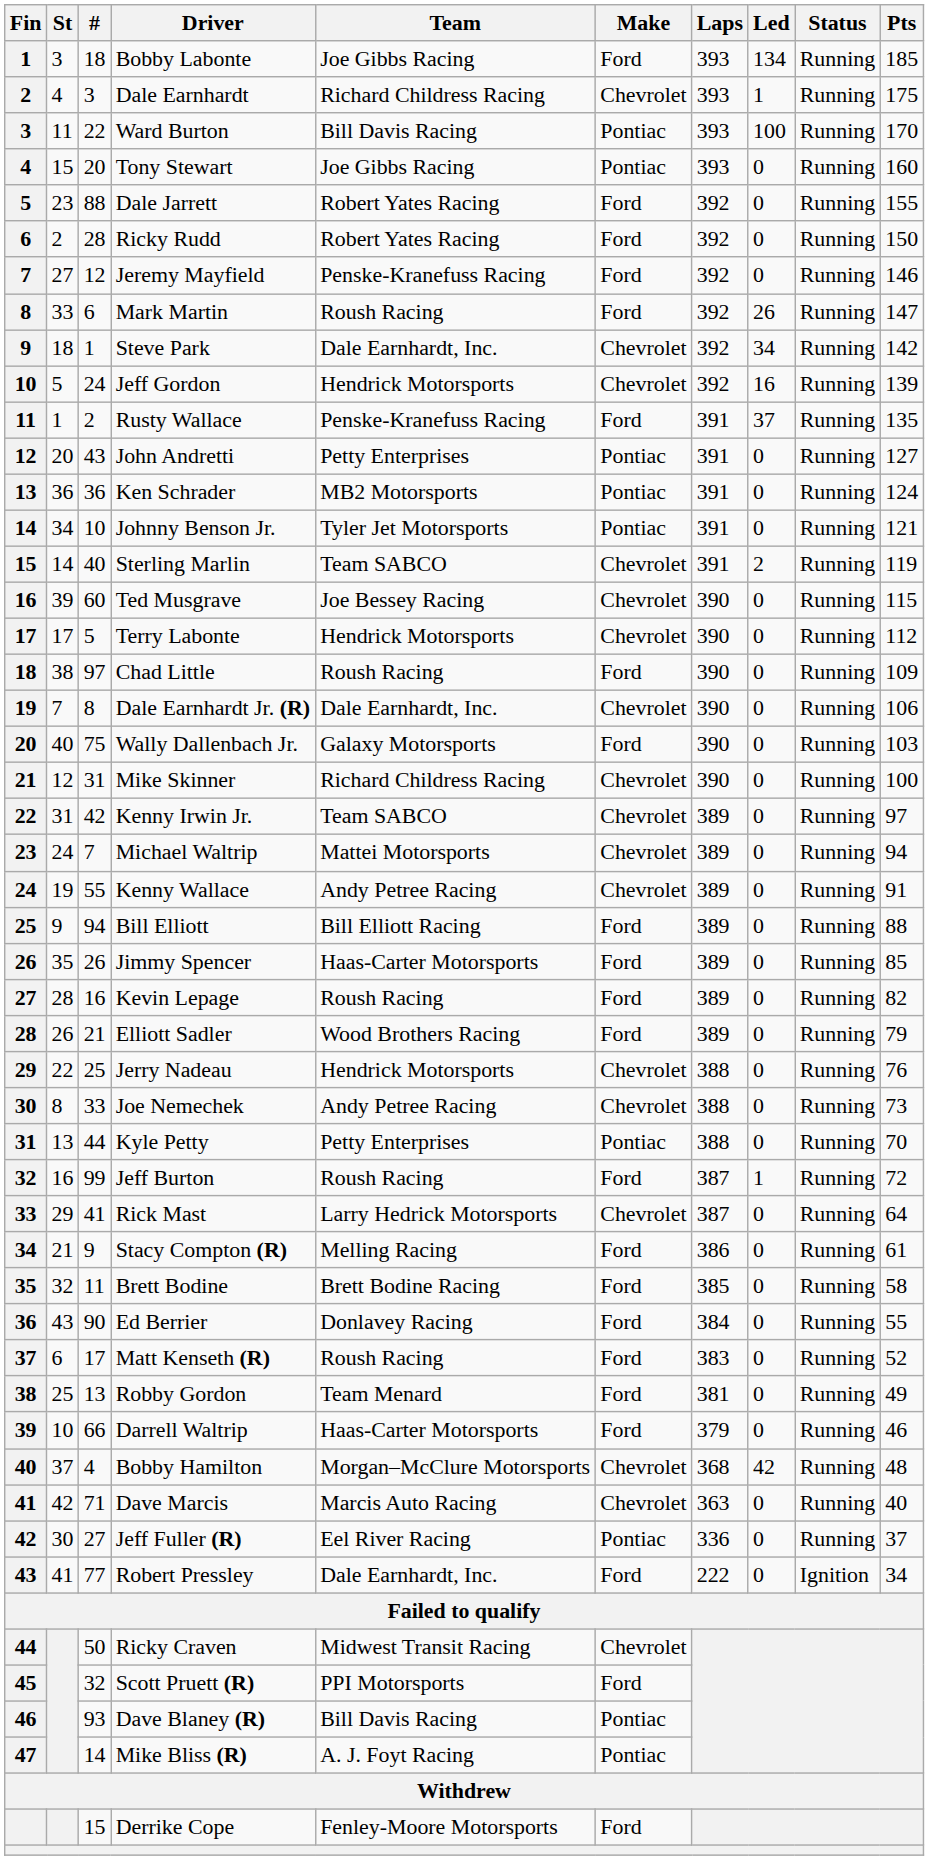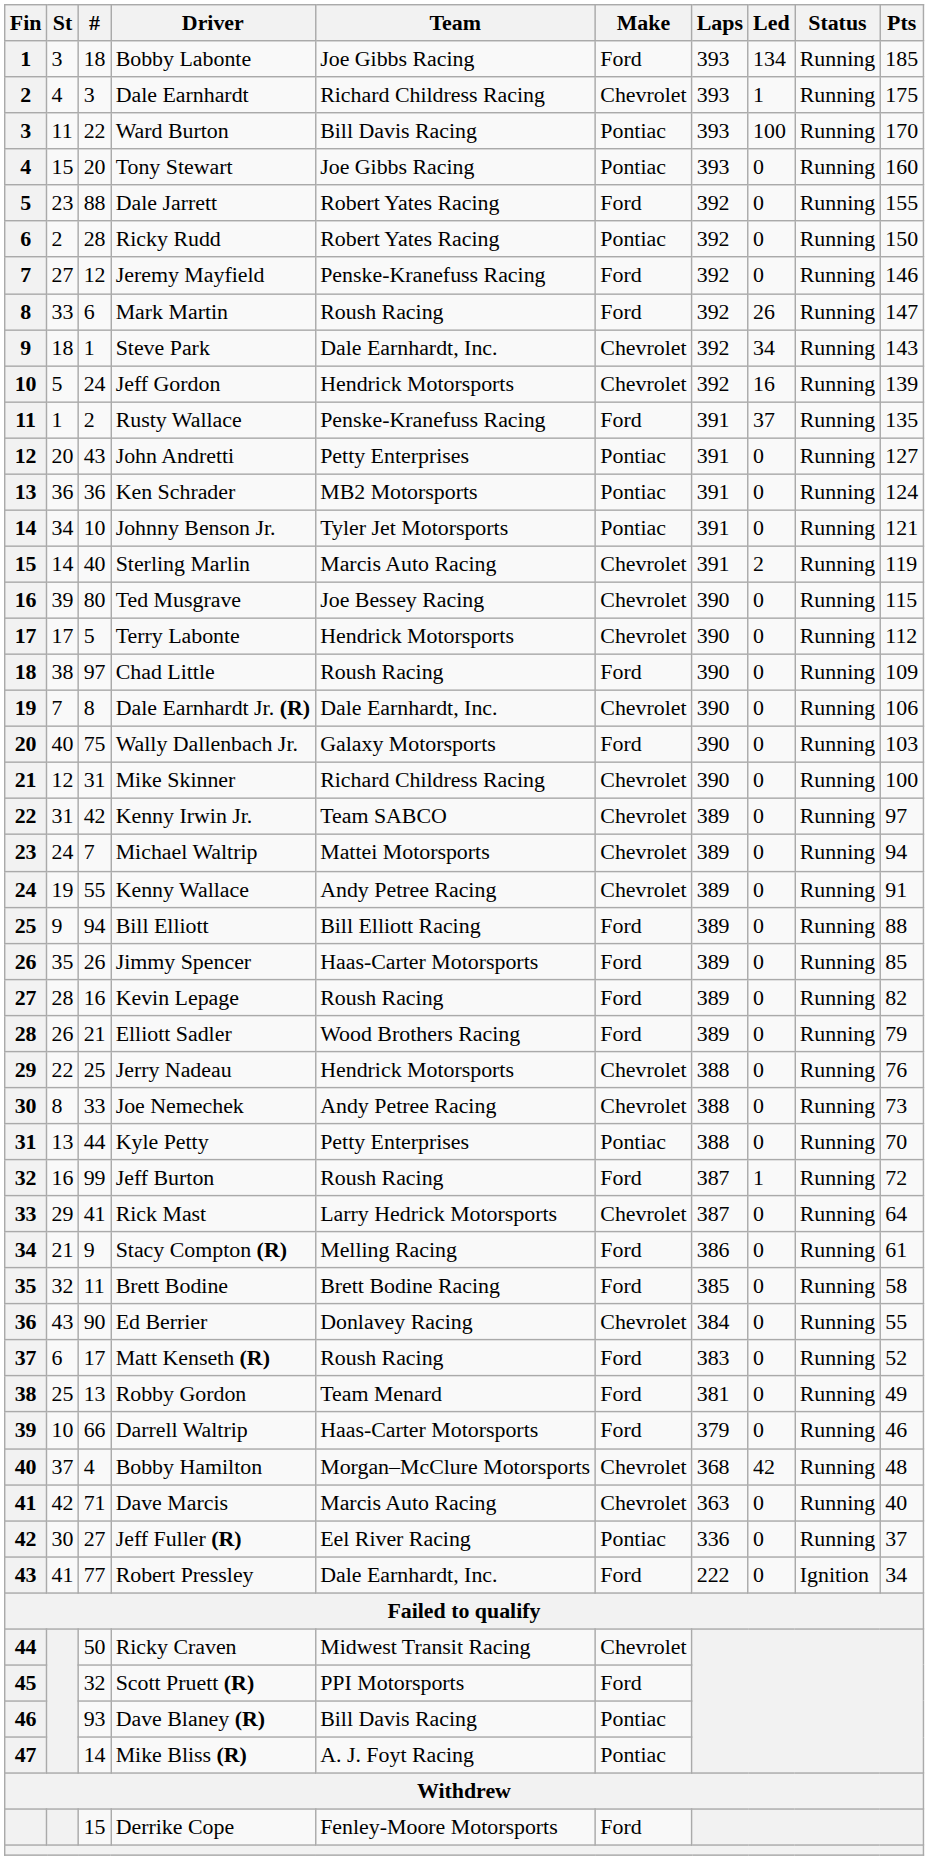(621, 239) Ford -> (633, 239) Pontiac
(902, 347) 142 -> (902, 347) 143
(384, 564) Team SABCO -> (408, 564) Marcis Auto Racing
(95, 600) 60 -> (95, 600) 80
(621, 1321) Ford -> (643, 1321) Chevrolet
